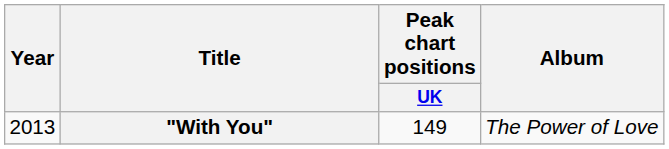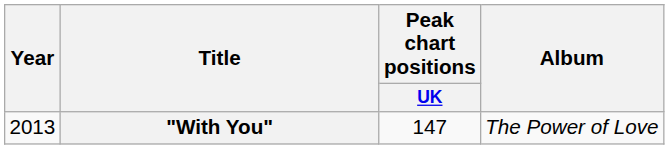(430, 127) 149 -> (430, 127) 147
